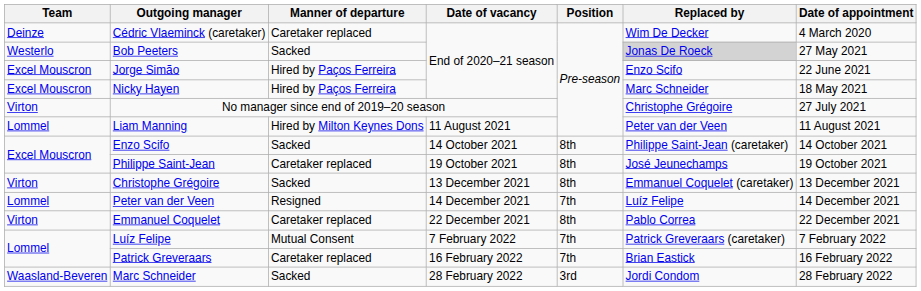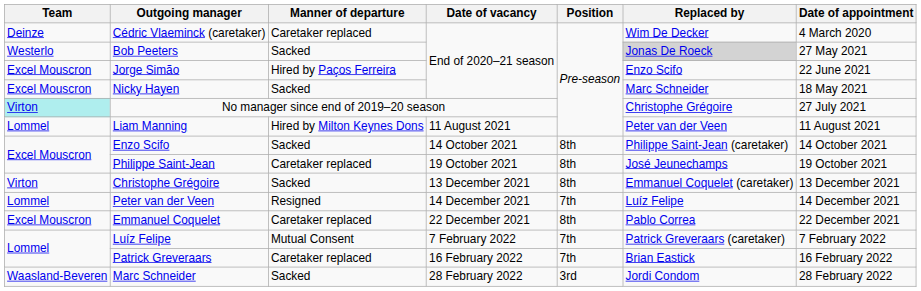(333, 88) Hired by Paços Ferreira -> (291, 88) Sacked
(22, 107) no background -> (22, 107) paleturquoise background
(22, 220) Virton -> (49, 220) Excel Mouscron
